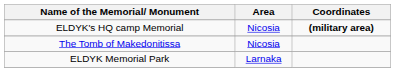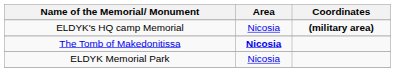(264, 43) normal -> (264, 43) bold
(264, 59) Larnaka -> (264, 59) Nicosia
